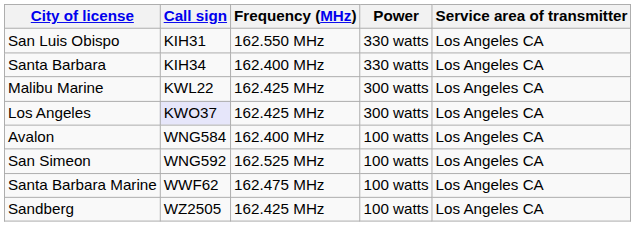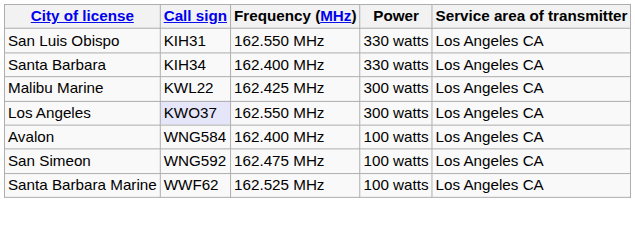(279, 112) 162.425 MHz -> (279, 112) 162.550 MHz
(279, 161) 162.525 MHz -> (279, 161) 162.475 MHz
(279, 185) 162.475 MHz -> (279, 185) 162.525 MHz
- row: (41, 209)
